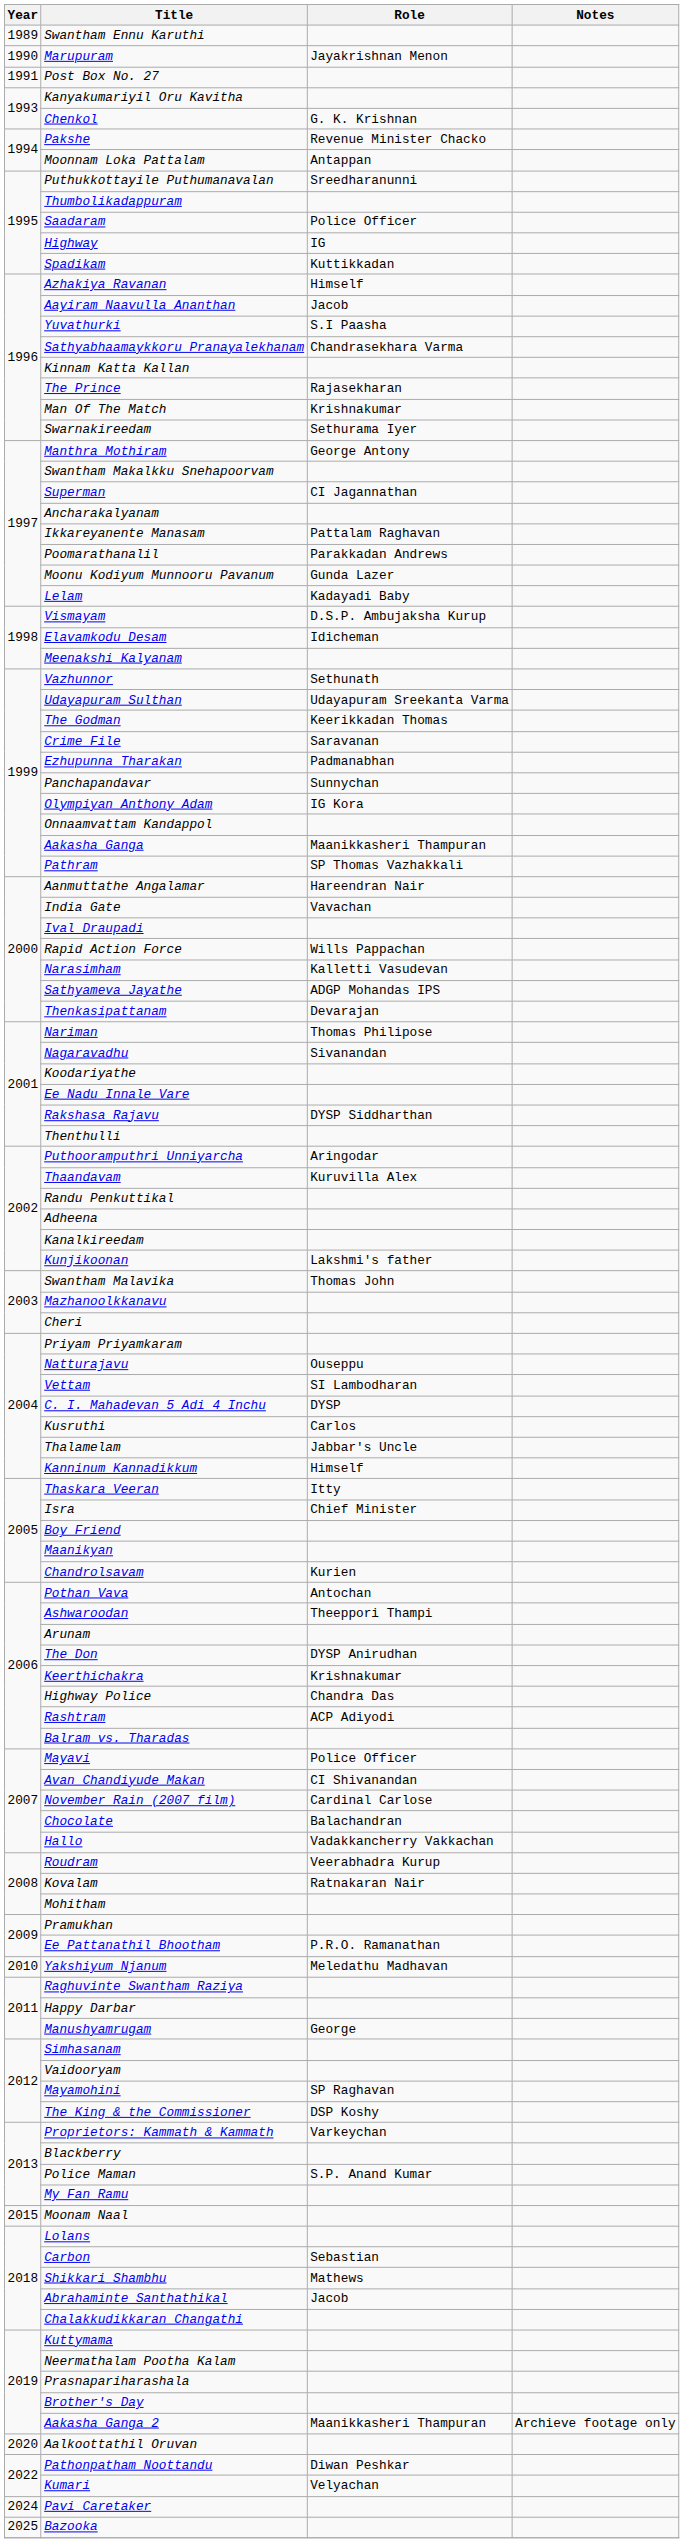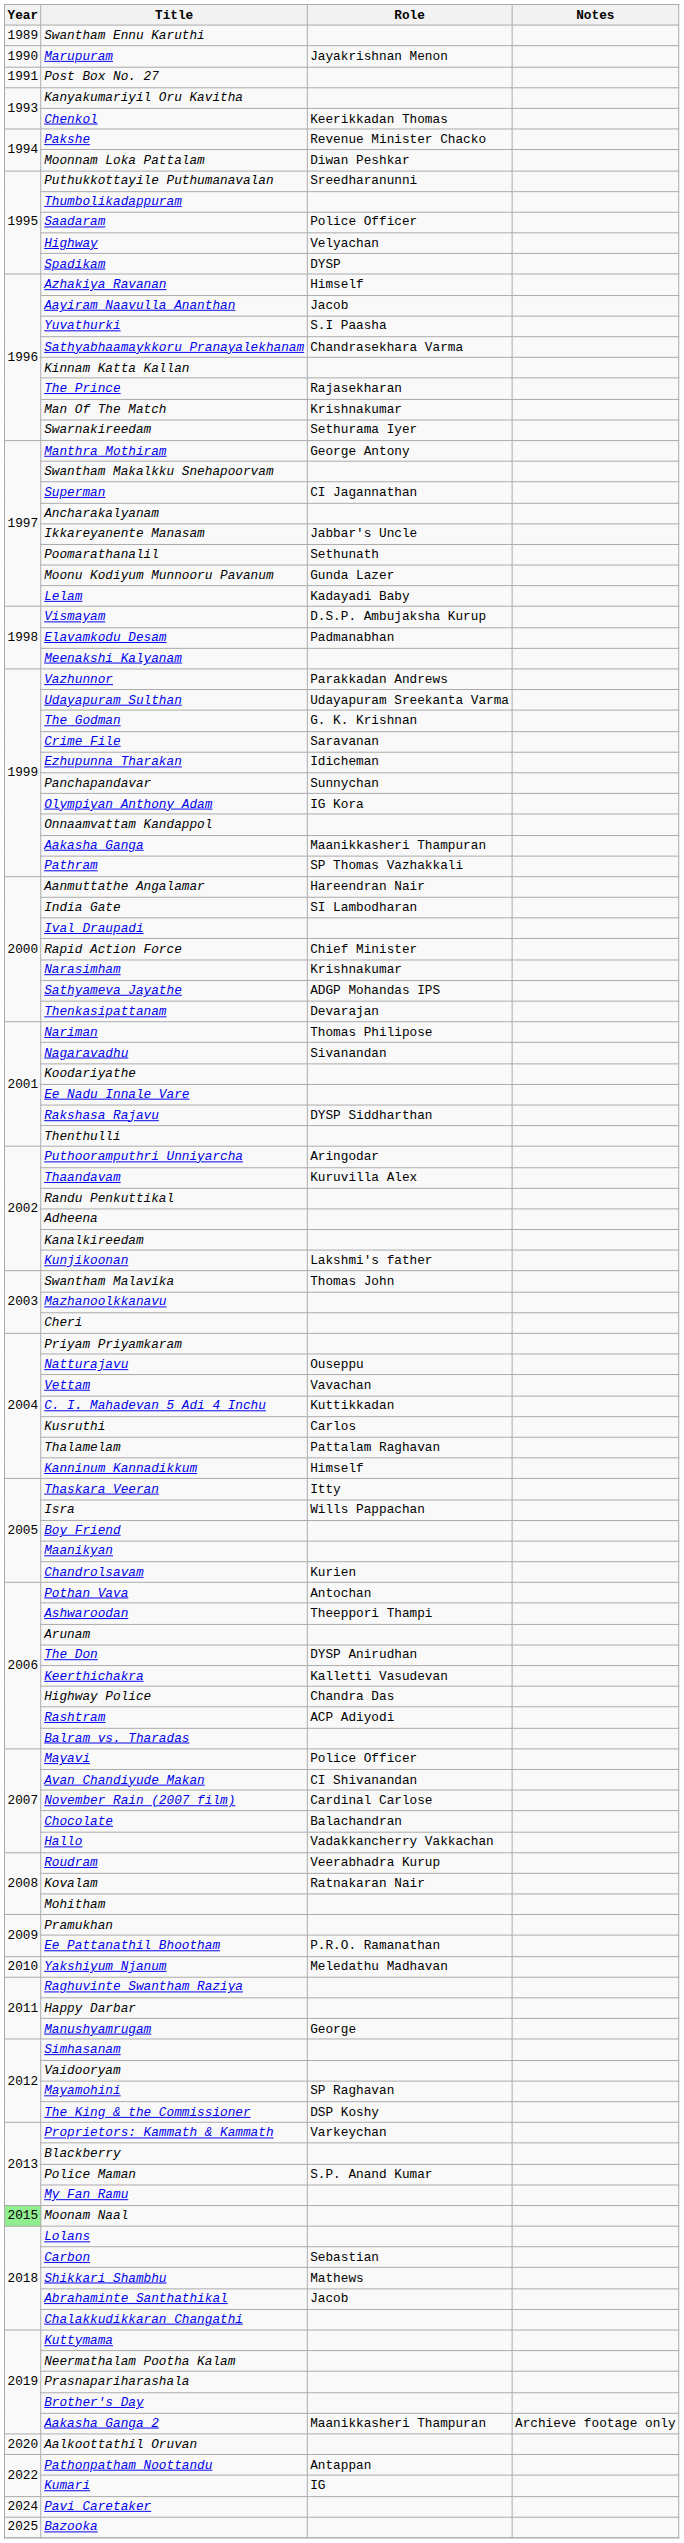(364, 119) G. K. Krishnan -> (379, 119) Keerikkadan Thomas
(341, 160) Antappan -> (360, 160) Diwan Peshkar
(318, 243) IG -> (345, 243) Velyachan
(352, 264) Kuttikkadan -> (325, 264) DYSP
(375, 534) Pattalam Raghavan -> (364, 534) Jabbar's Uncle
(379, 555) Parakkadan Andrews -> (345, 555) Sethunath
(345, 638) Idicheman -> (352, 638) Padmanabhan
(345, 679) Sethunath -> (379, 679) Parakkadan Andrews
(379, 721) Keerikkadan Thomas -> (364, 721) G. K. Krishnan
(352, 762) Padmanabhan -> (345, 762) Idicheman
(341, 908) Vavachan -> (364, 908) SI Lambodharan
(368, 949) Wills Pappachan -> (364, 949) Chief Minister
(379, 970) Kalletti Vasudevan -> (356, 970) Krishnakumar
(364, 1385) SI Lambodharan -> (341, 1385) Vavachan
(325, 1406) DYSP -> (352, 1406) Kuttikkadan
(364, 1448) Jabbar's Uncle -> (375, 1448) Pattalam Raghavan
(364, 1510) Chief Minister -> (368, 1510) Wills Pappachan
(356, 1676) Krishnakumar -> (379, 1676) Kalletti Vasudevan
(23, 2216) no background -> (23, 2216) lightgreen background
(360, 2465) Diwan Peshkar -> (341, 2465) Antappan
(345, 2486) Velyachan -> (318, 2486) IG
